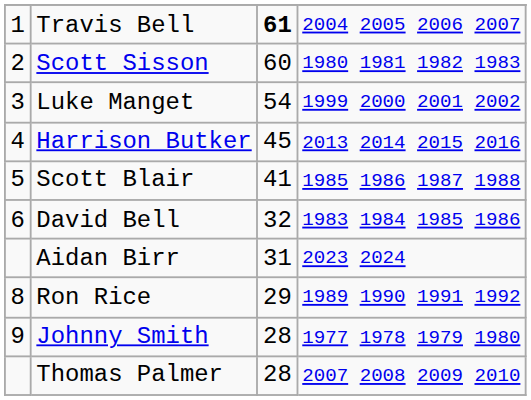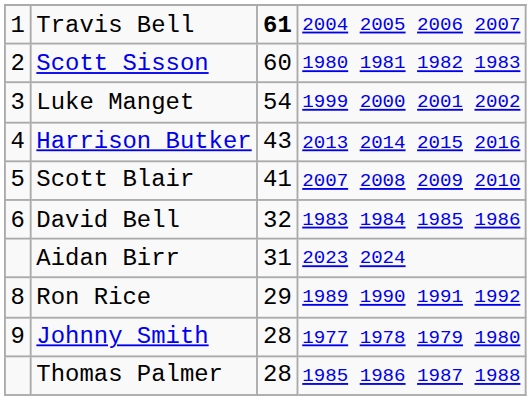(277, 141) 45 -> (277, 141) 43
(411, 180) 1985 1986 1987 1988 -> (411, 180) 2007 2008 2009 2010
(411, 375) 2007 2008 2009 2010 -> (411, 375) 1985 1986 1987 1988
